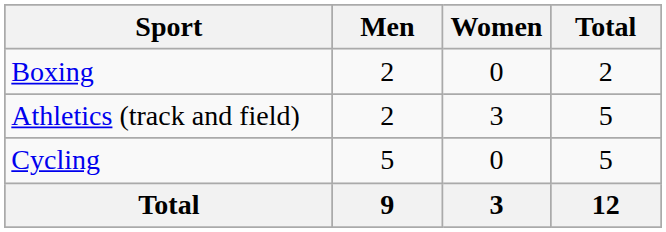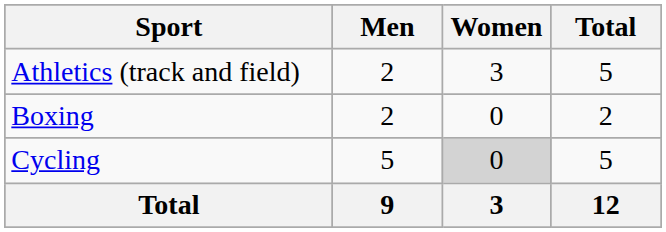rows swapped: (156, 115) <-> (53, 71)
(497, 159) no background -> (497, 159) lightgrey background
